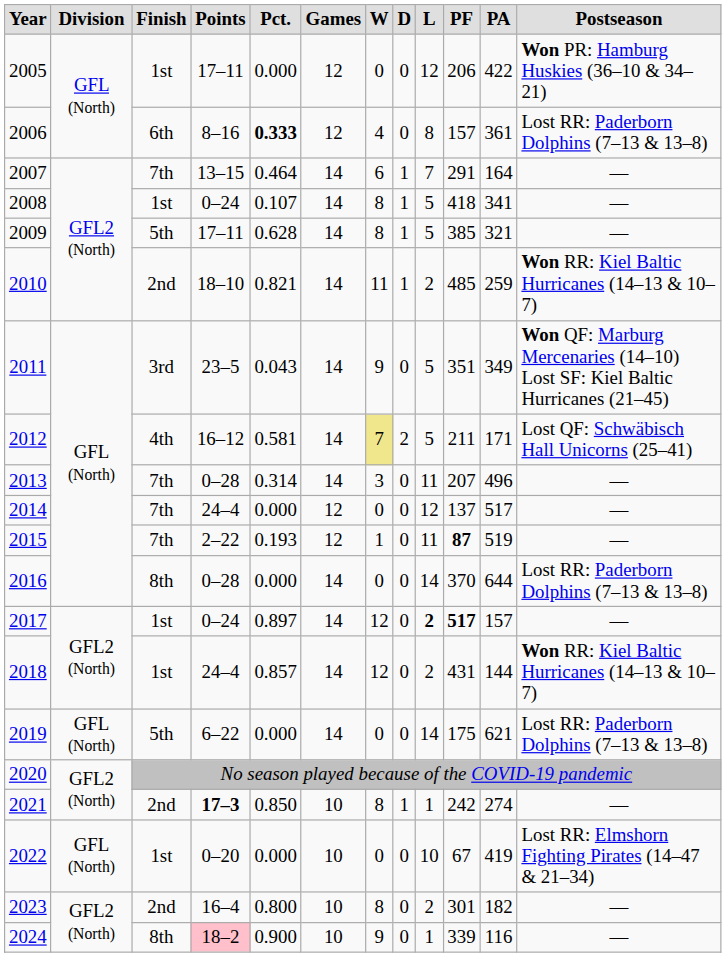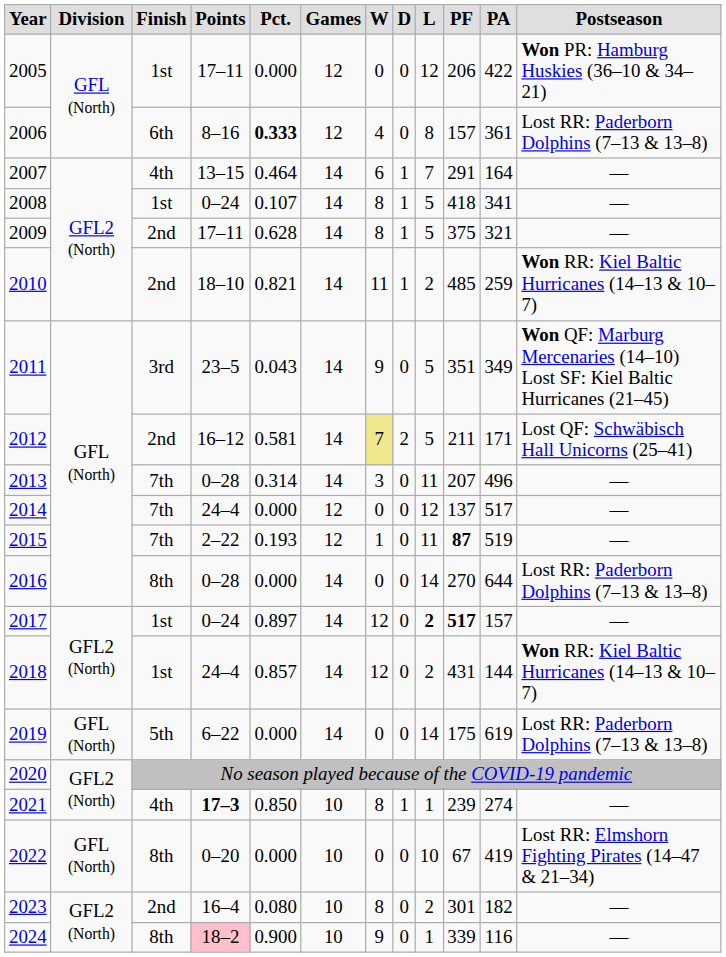(161, 173) 7th -> (161, 173) 4th
(161, 232) 5th -> (161, 232) 2nd
(462, 232) 385 -> (462, 232) 375
(161, 439) 4th -> (161, 439) 2nd
(462, 580) 370 -> (462, 580) 270
(499, 734) 621 -> (499, 734) 619
(161, 804) 2nd -> (161, 804) 4th
(462, 804) 242 -> (462, 804) 239
(161, 855) 1st -> (161, 855) 8th
(276, 906) 0.800 -> (276, 906) 0.080
